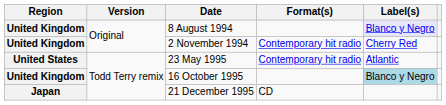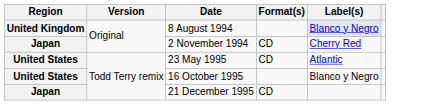(46, 44) United Kingdom -> (46, 44) Japan
(310, 44) Contemporary hit radio -> (266, 44) CD
(310, 60) Contemporary hit radio -> (266, 60) CD
(46, 76) United Kingdom -> (46, 76) United States
(400, 76) lightblue background -> (344, 76) no background
